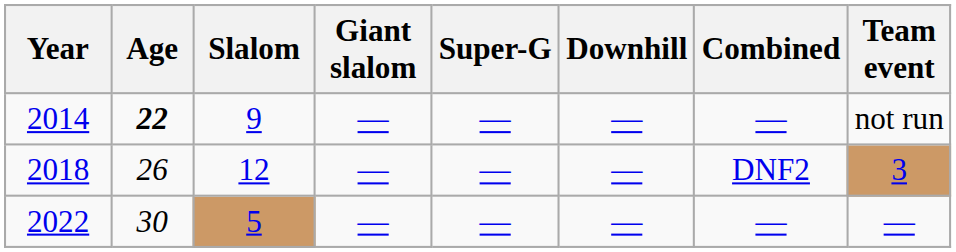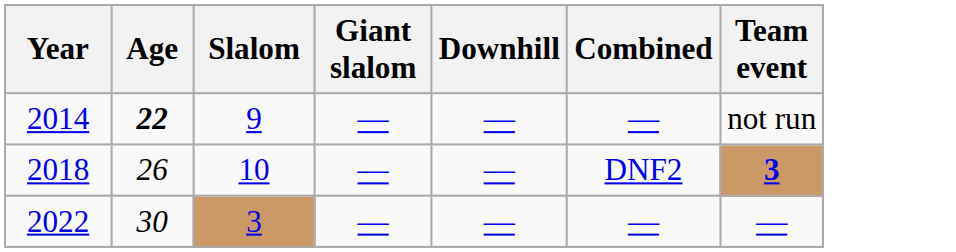- column: (495, 48)
(254, 170) 12 -> (254, 170) 10
(899, 170) normal -> (772, 170) bold
(254, 221) 5 -> (254, 221) 3
